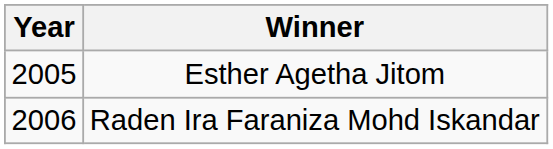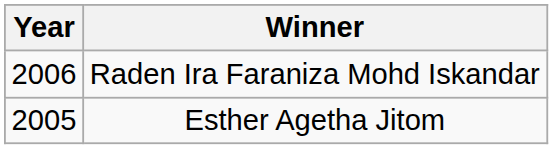rows swapped: (315, 119) <-> (315, 73)
